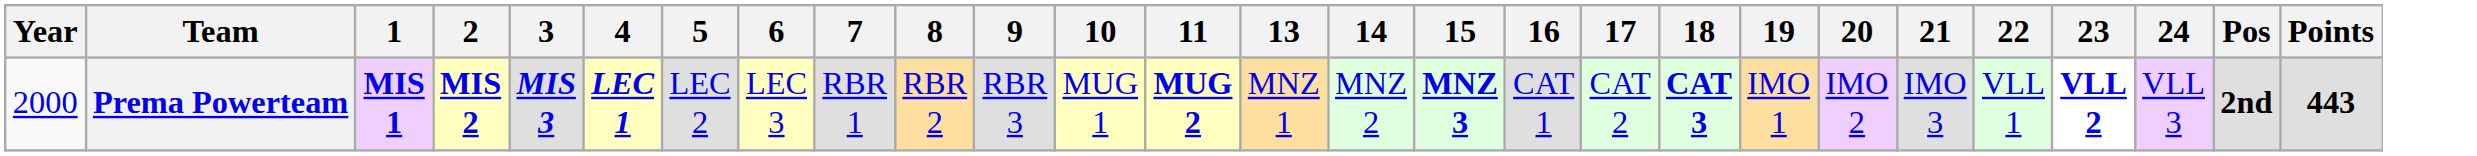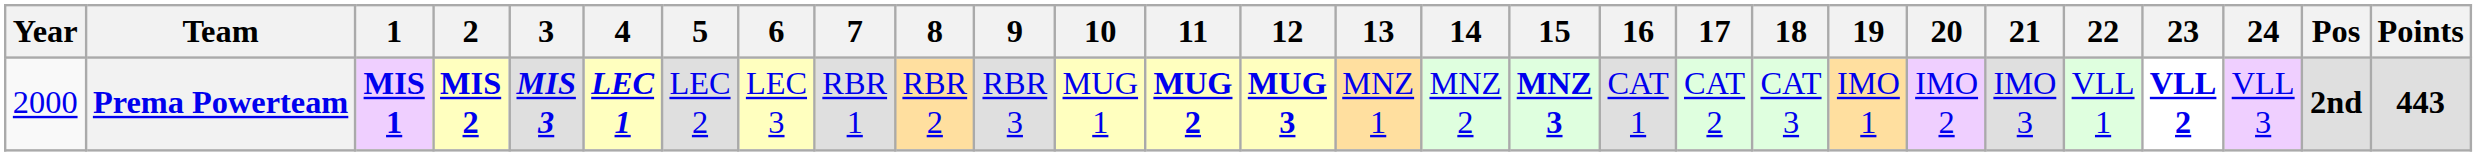+ column: (1287, 30)
(1699, 103) bold -> (1791, 103) normal
